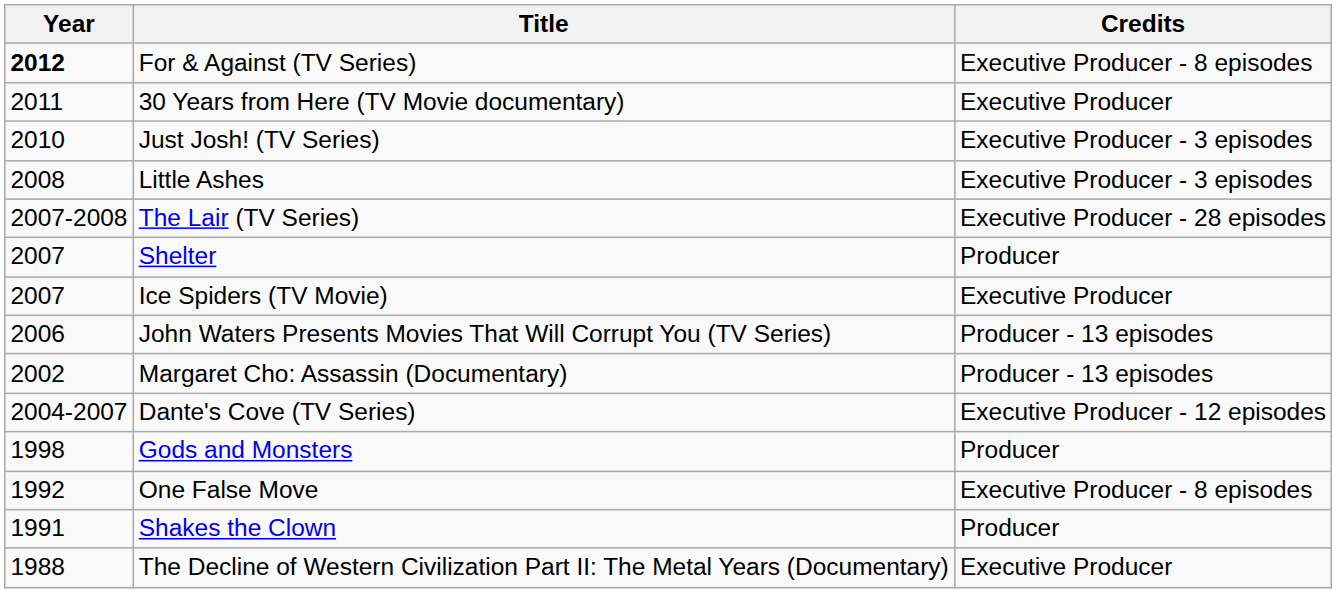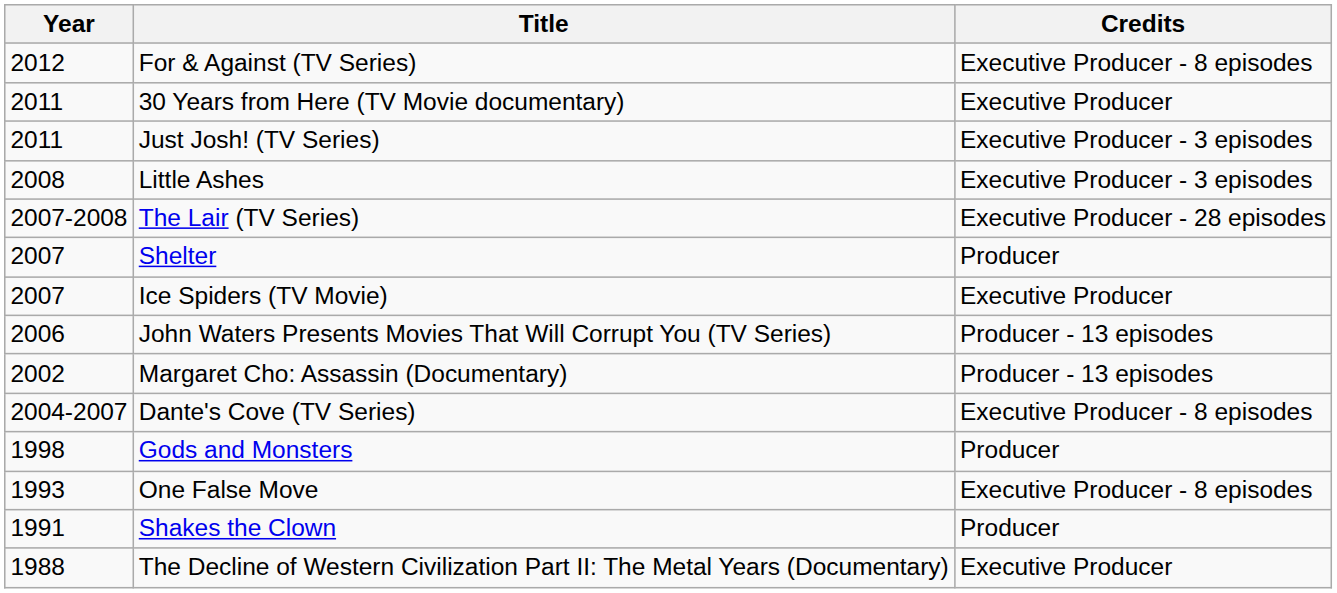(38, 62) bold -> (38, 62) normal
(38, 140) 2010 -> (37, 140) 2011
(1143, 412) Executive Producer - 12 episodes -> (1136, 412) Executive Producer - 8 episodes
(38, 489) 1992 -> (38, 489) 1993
